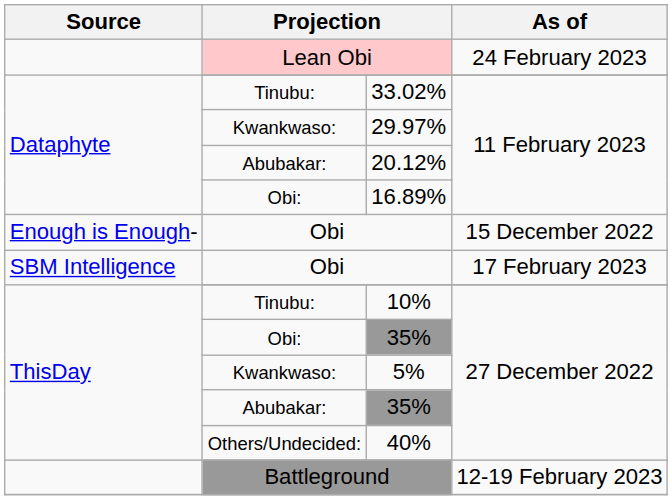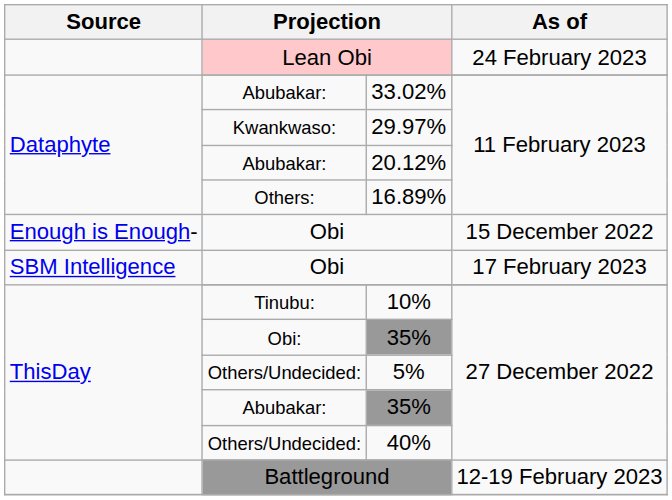(284, 93) Tinubu: -> (284, 93) Abubakar:
(284, 198) Obi: -> (284, 198) Others:
(284, 373) Kwankwaso: -> (284, 373) Others/Undecided:
